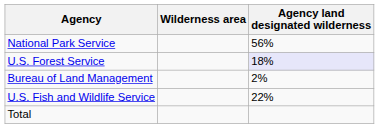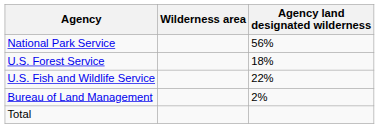(262, 61) lavender background -> (262, 61) no background
rows swapped: (81, 97) <-> (80, 79)
